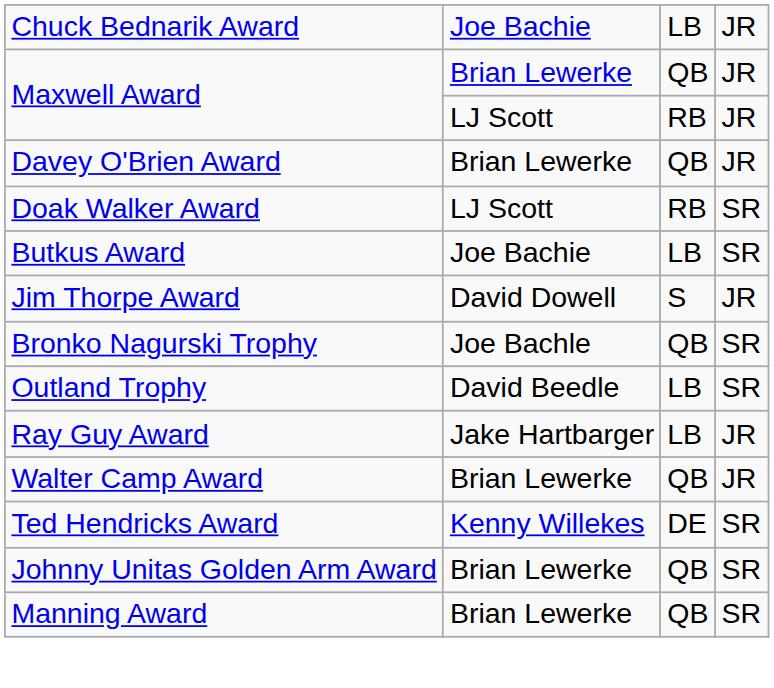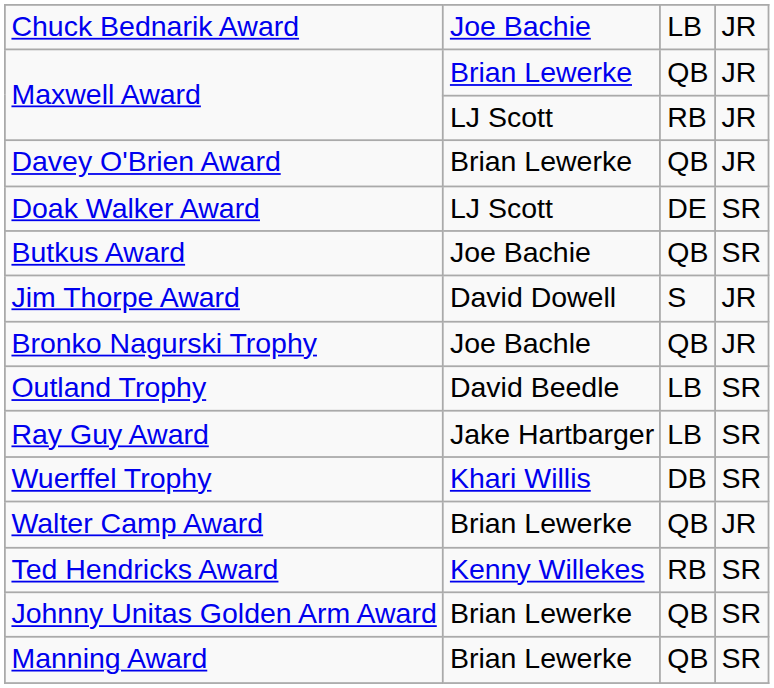(687, 207) RB -> (687, 207) DE
(685, 252) LB -> (688, 252) QB
(741, 343) SR -> (739, 343) JR
(739, 433) JR -> (741, 433) SR
+ row: (111, 478)
(687, 523) DE -> (687, 569) RB
